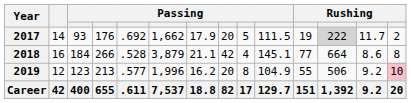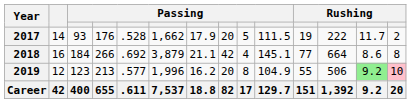(133, 36) .692 -> (133, 36) .528
(337, 36) lightgrey background -> (337, 36) no background
(133, 54) .528 -> (133, 54) .692
(372, 72) no background -> (372, 72) lightgreen background
